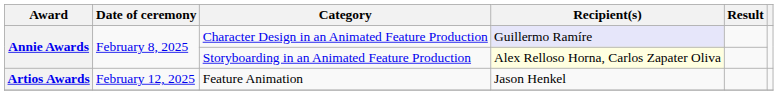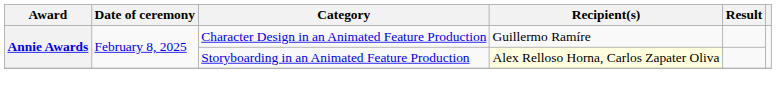(543, 36) lavender background -> (542, 36) no background
- row: (253, 79)
